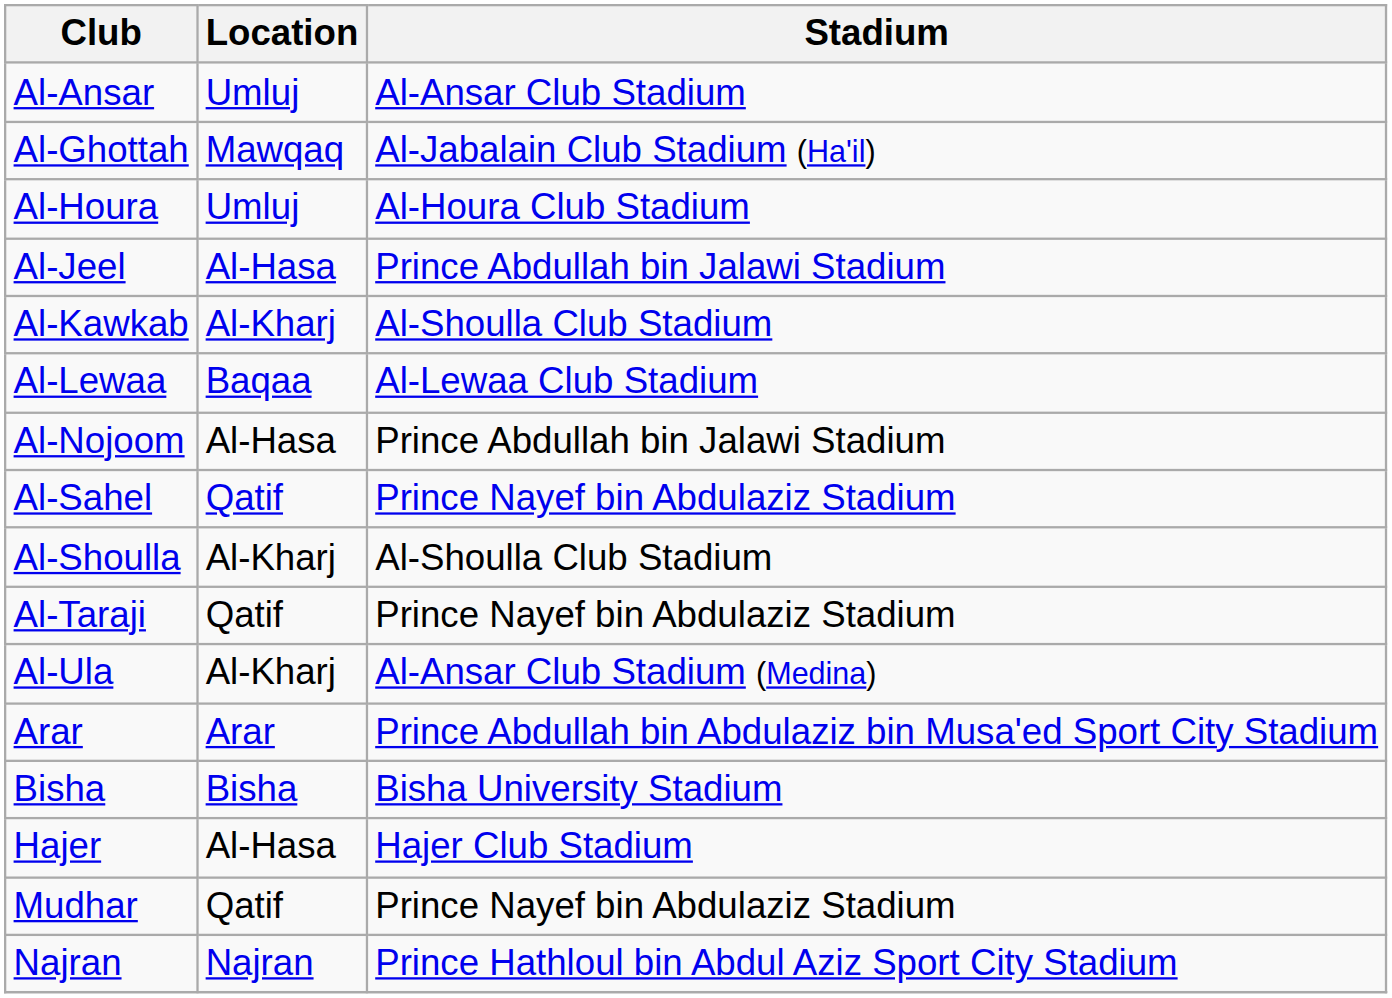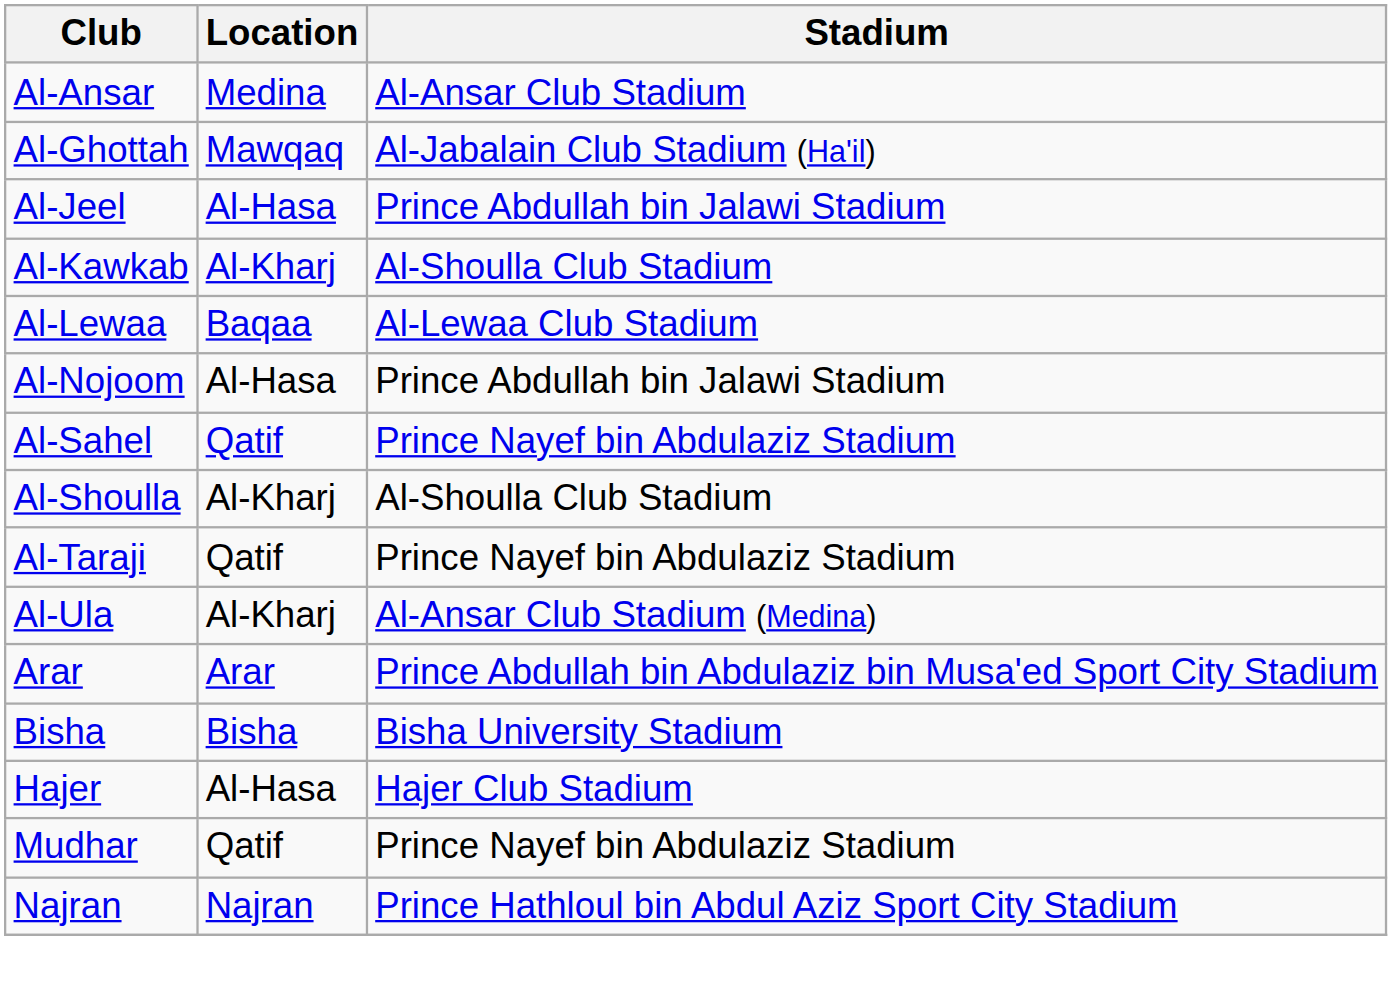(252, 91) Umluj -> (266, 91) Medina
- row: (86, 207)
